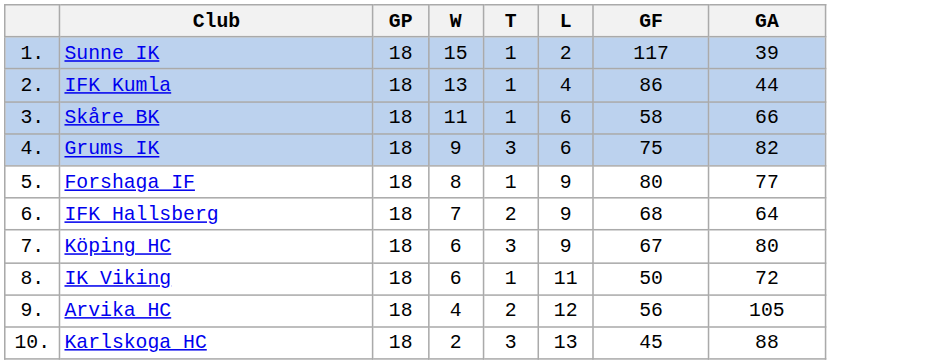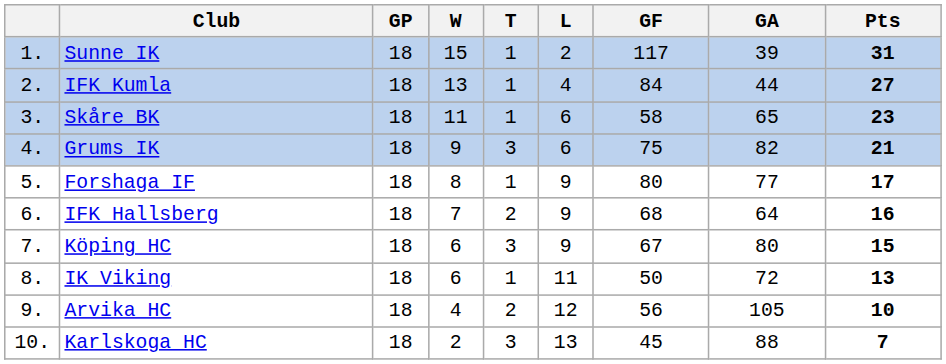+ column: (883, 21)
(651, 85) 86 -> (651, 85) 84
(767, 117) 66 -> (767, 117) 65
